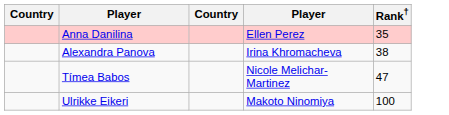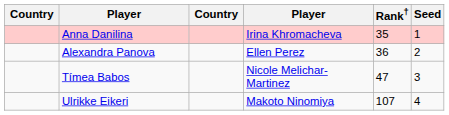+ column: (428, 15)
(275, 34) Ellen Perez -> (294, 34) Irina Khromacheva
(294, 52) Irina Khromacheva -> (275, 52) Ellen Perez
(382, 52) 38 -> (382, 52) 36
(385, 101) 100 -> (385, 101) 107
